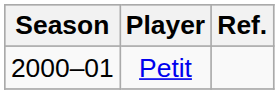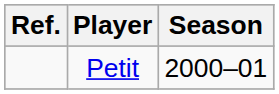columns swapped: (62, 25) <-> (242, 25)
